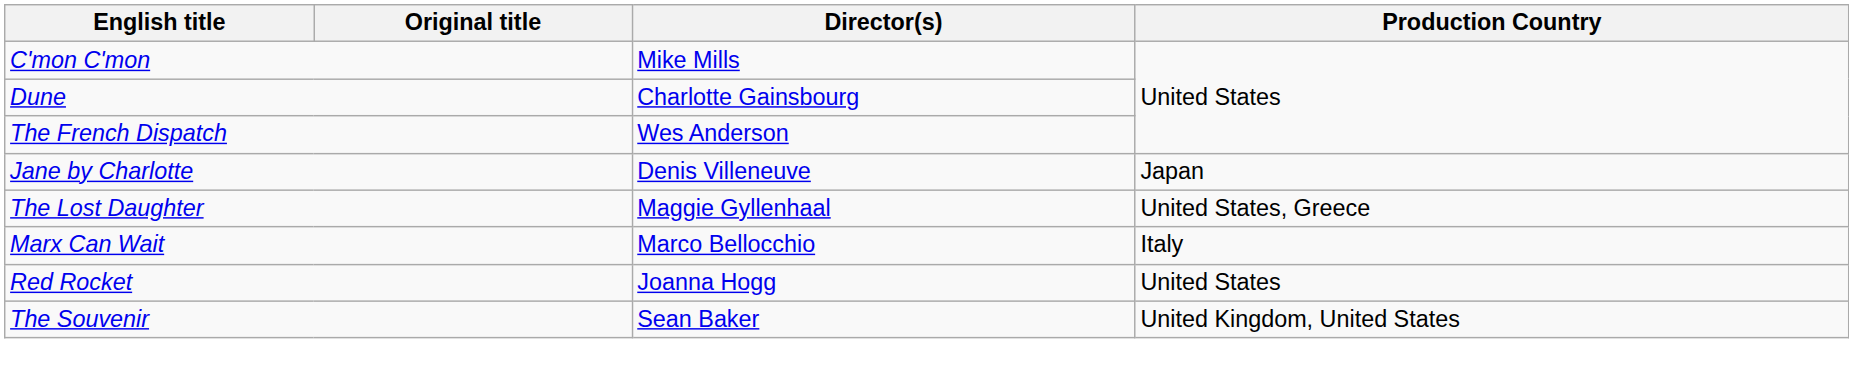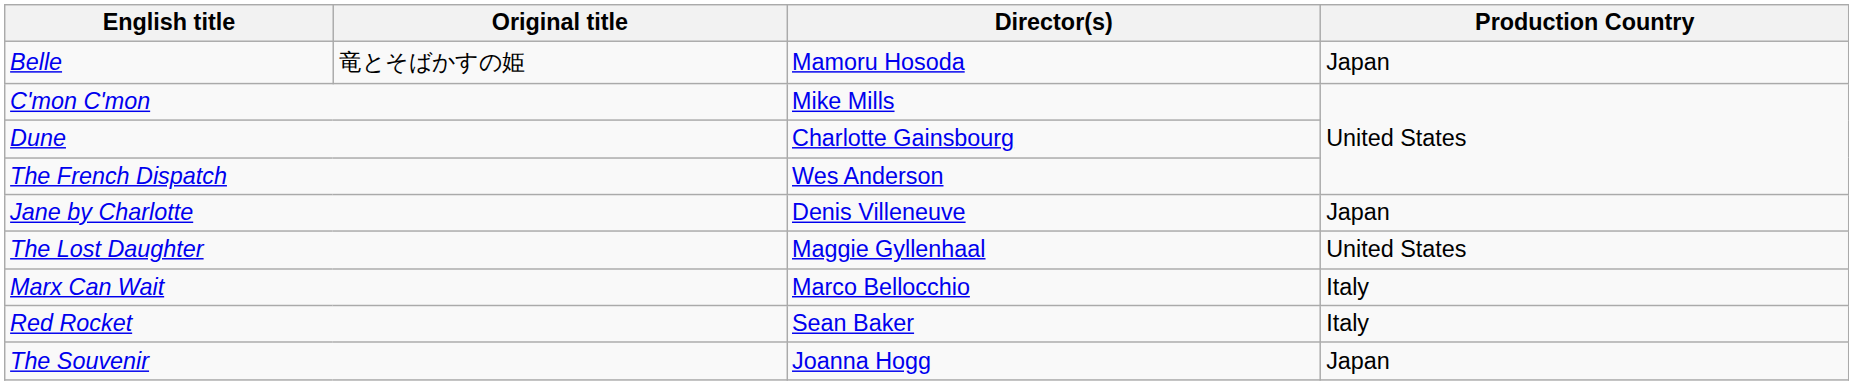+ row: (36, 62)
(1255, 208) United States, Greece -> (1396, 249) United States
(707, 282) Joanna Hogg -> (853, 323) Sean Baker
(1211, 282) United States -> (1348, 323) Italy
(698, 319) Sean Baker -> (861, 360) Joanna Hogg
(1300, 319) United Kingdom, United States -> (1358, 360) Japan
